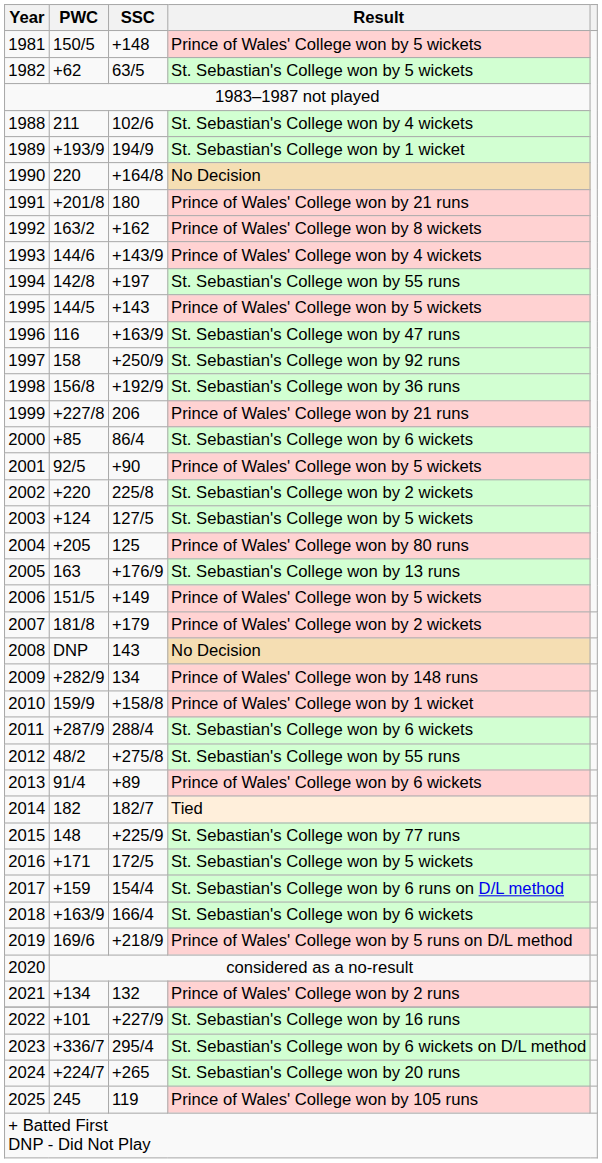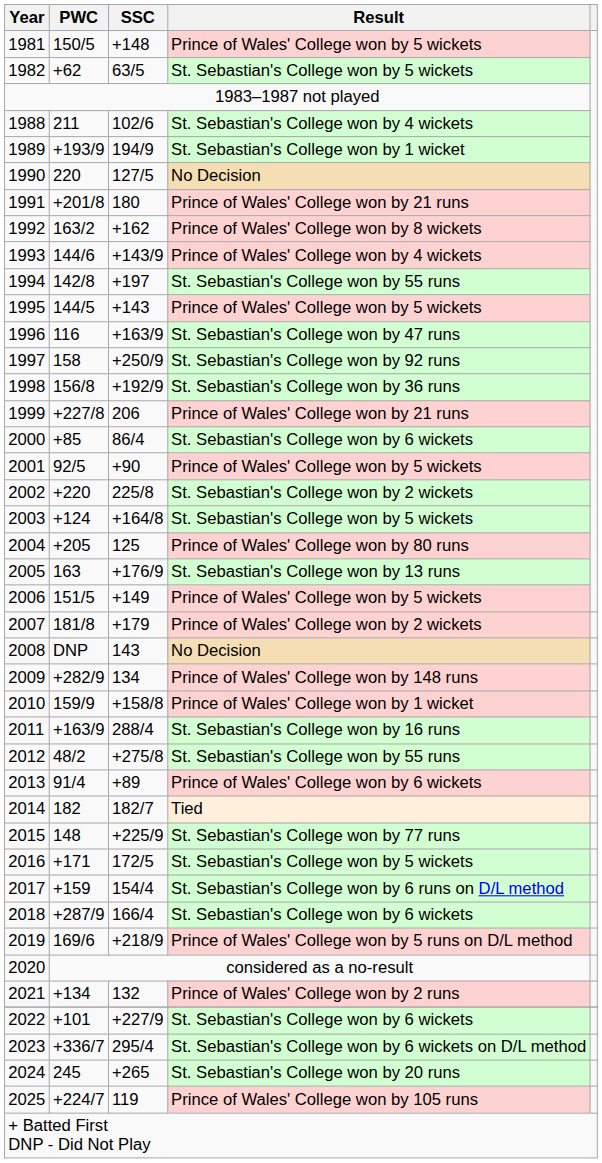(138, 176) +164/8 -> (133, 176) 127/5
(133, 519) 127/5 -> (138, 519) +164/8
(79, 730) +287/9 -> (79, 730) +163/9
(322, 730) St. Sebastian's College won by 6 wickets -> (316, 730) St. Sebastian's College won by 16 runs
(79, 914) +163/9 -> (79, 914) +287/9
(316, 1020) St. Sebastian's College won by 16 runs -> (322, 1020) St. Sebastian's College won by 6 wickets
(79, 1073) +224/7 -> (67, 1073) 245
(67, 1099) 245 -> (79, 1099) +224/7
